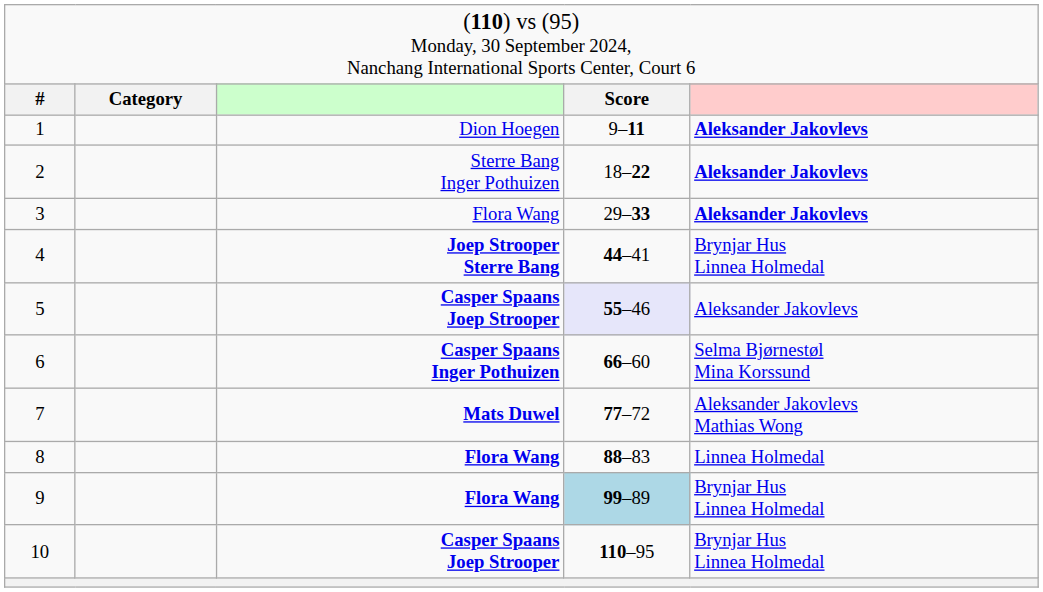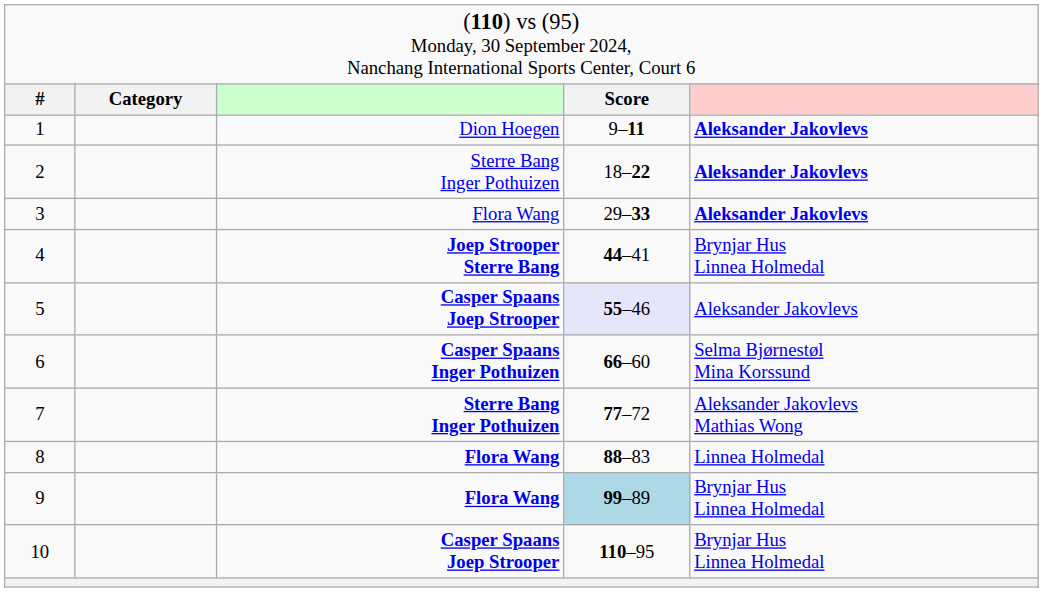(511, 414) Mats Duwel -> (495, 414) Sterre Bang Inger Pothuizen
